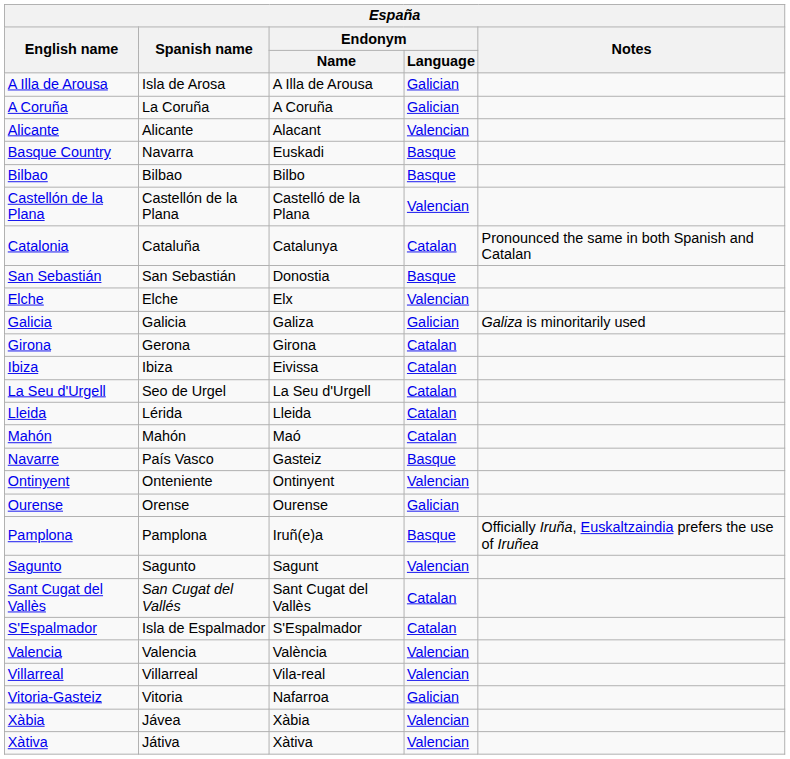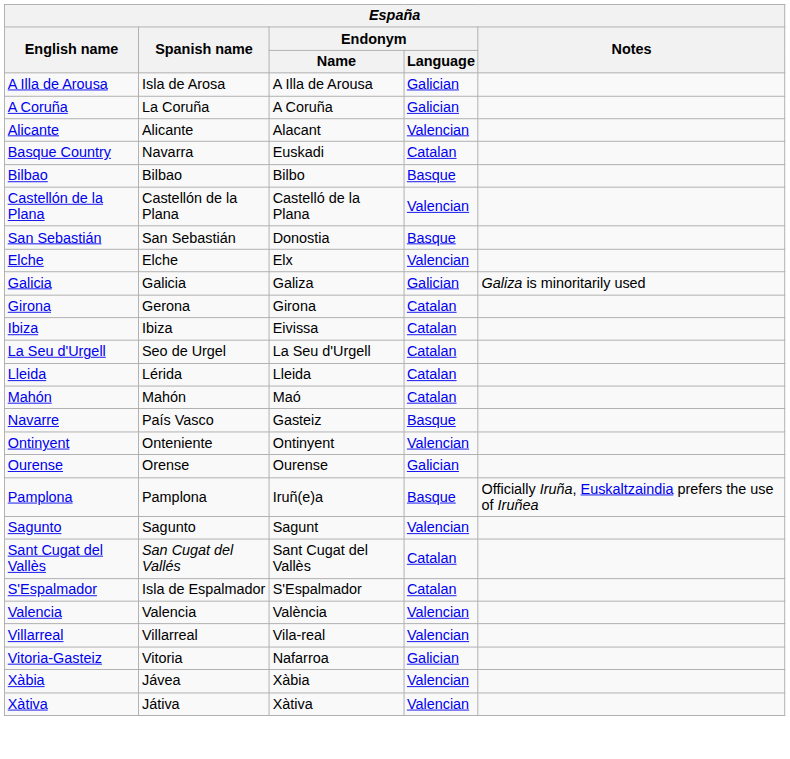(431, 152) Basque -> (432, 152) Catalan
- row: (38, 245)
